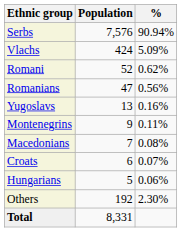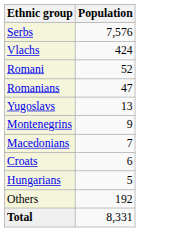- column: (156, 13)
